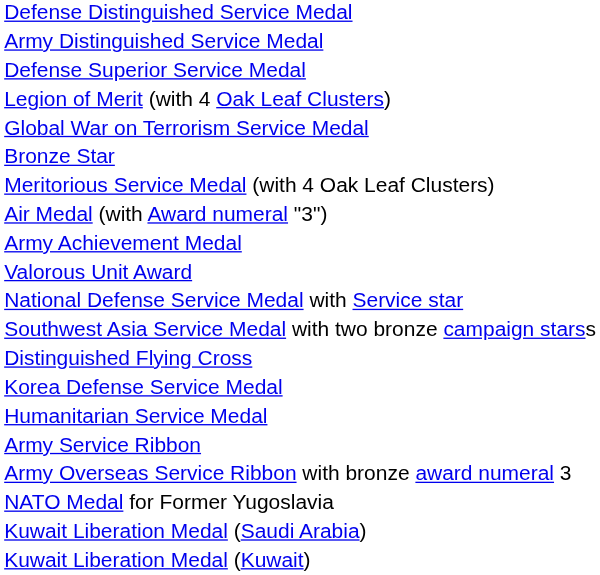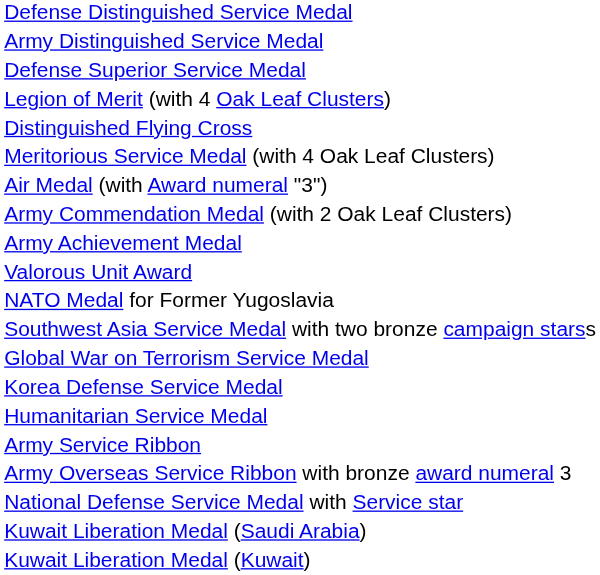rows swapped: (128, 358) <-> (186, 127)
- row: (60, 156)
+ row: (258, 214)
rows swapped: (234, 300) <-> (169, 502)
